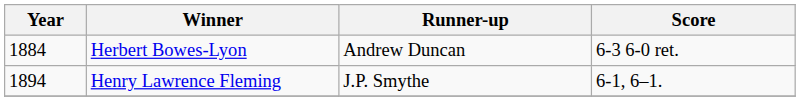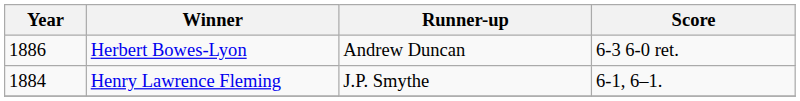(27, 50) 1884 -> (27, 50) 1886
(27, 81) 1894 -> (27, 81) 1884
